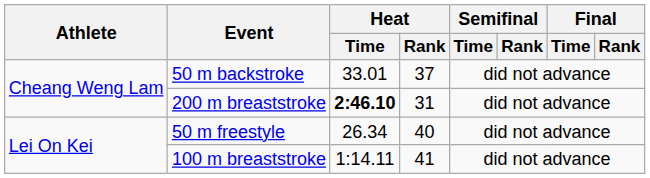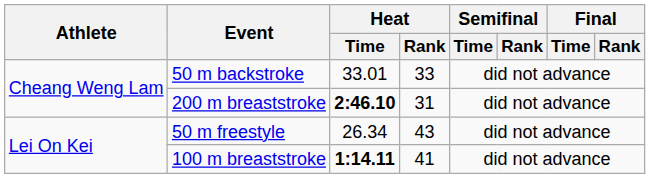(425, 75) 37 -> (425, 75) 33
(425, 131) 40 -> (425, 131) 43
(365, 160) normal -> (365, 160) bold
